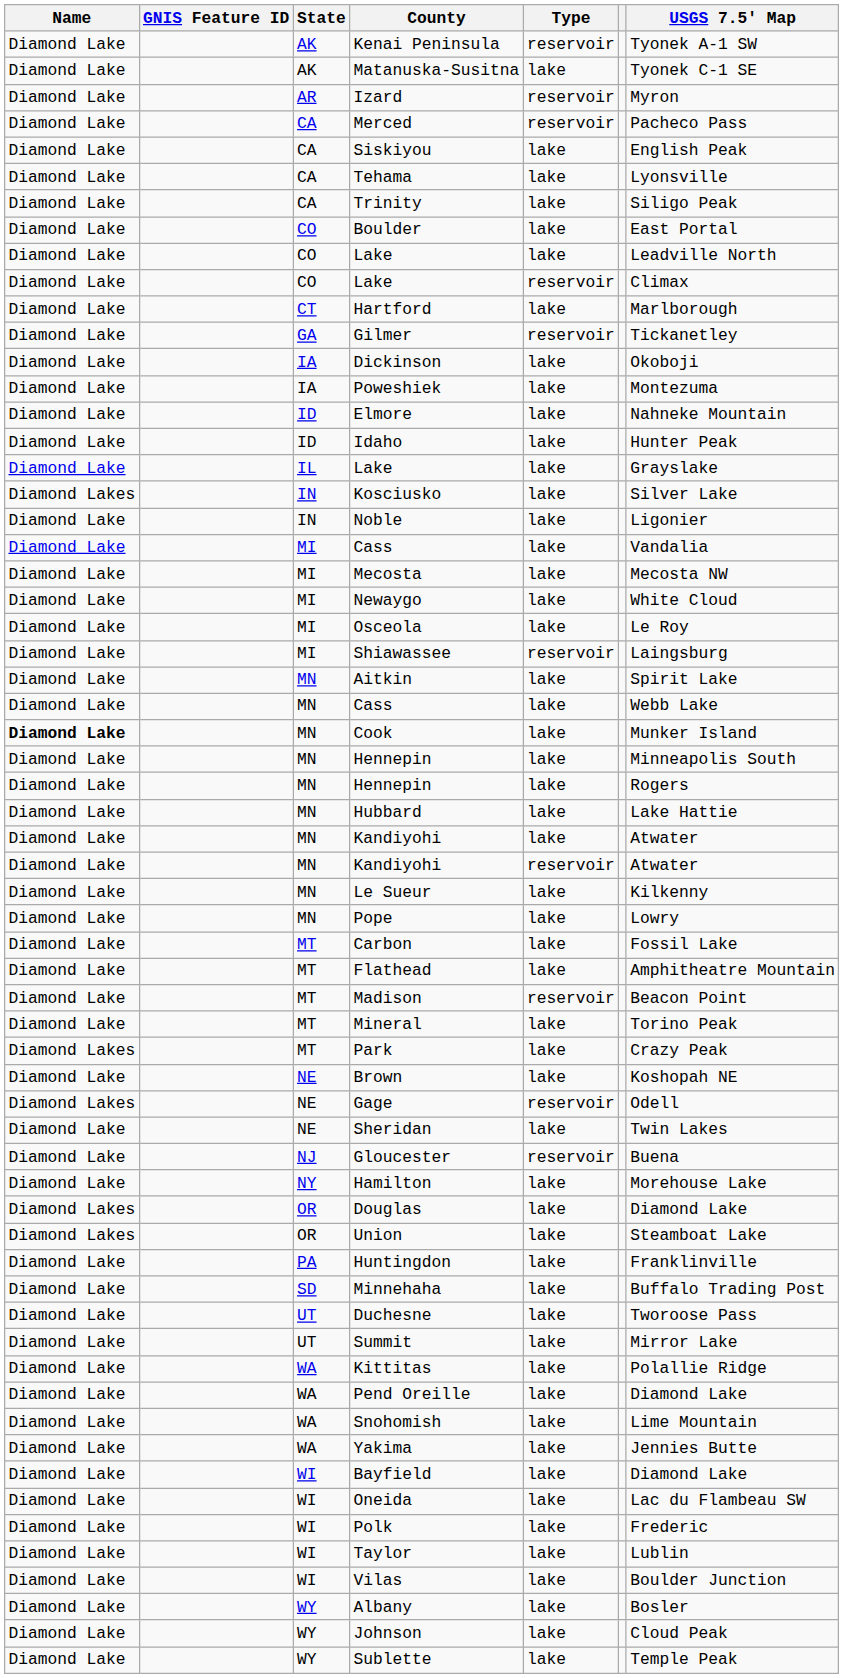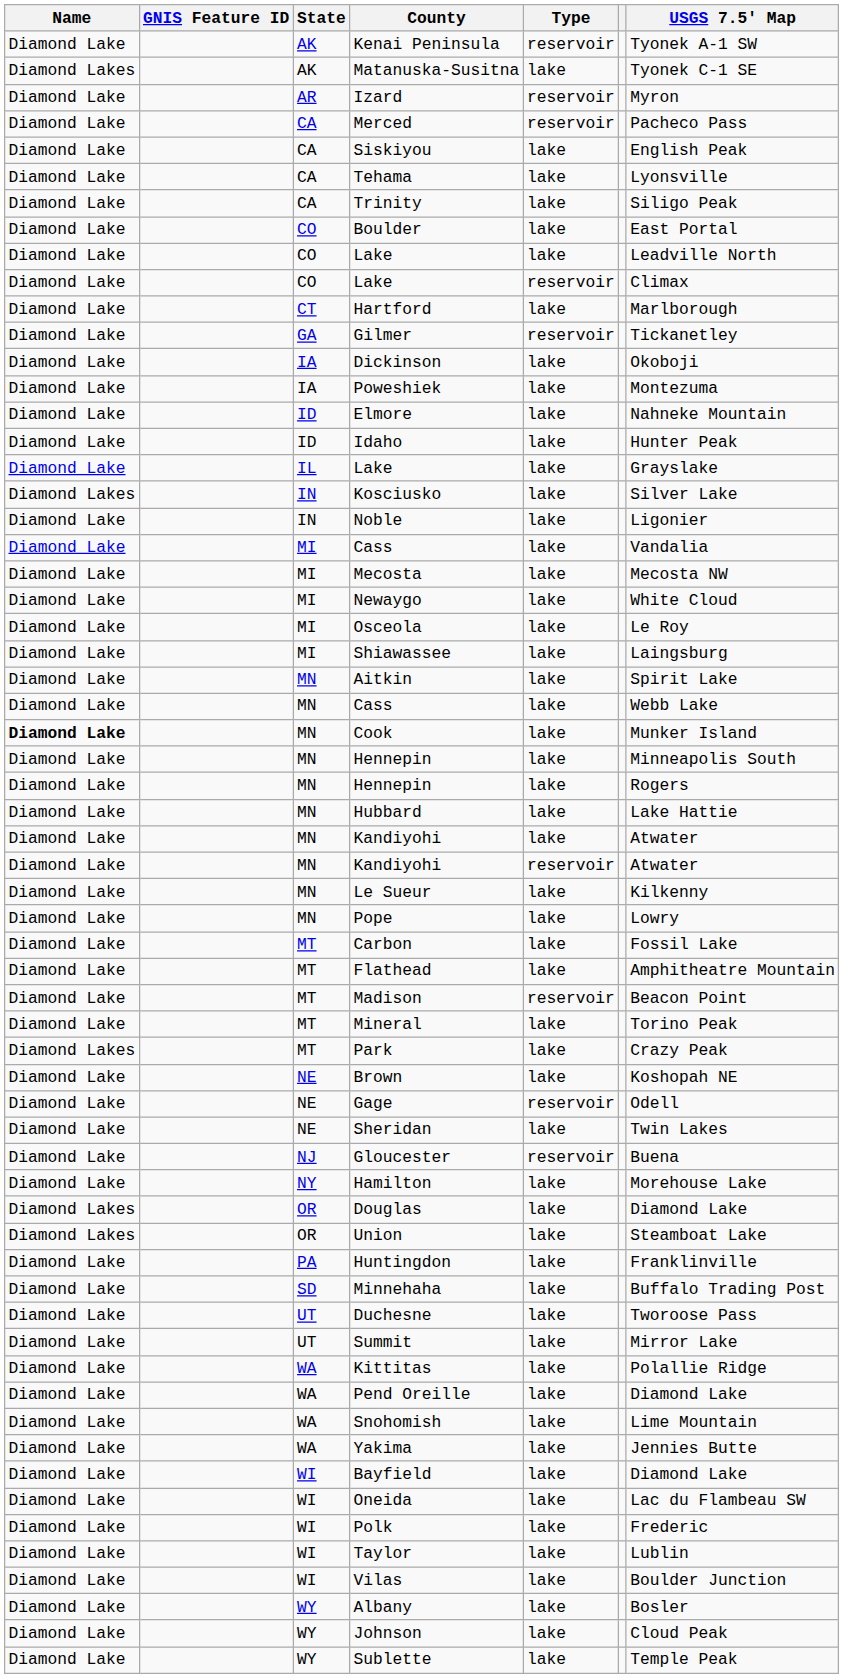(67, 71) Diamond Lake -> (72, 71) Diamond Lakes
(571, 653) reservoir -> (547, 653) lake
(72, 1104) Diamond Lakes -> (67, 1104) Diamond Lake
